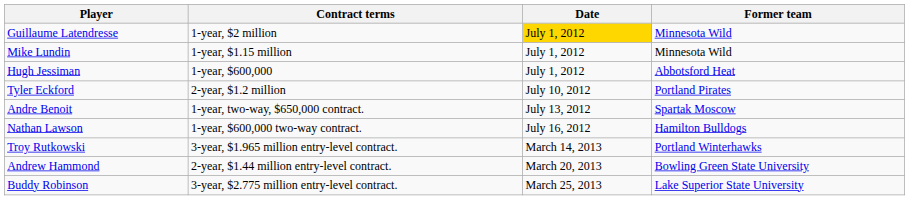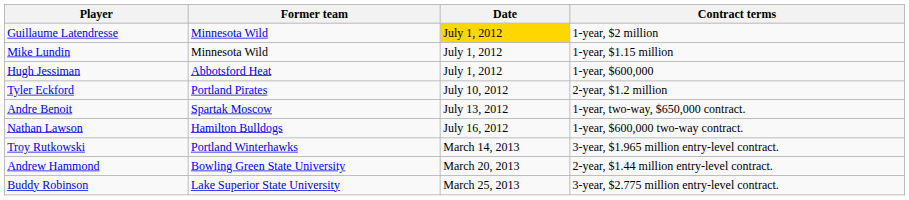columns swapped: (778, 14) <-> (355, 14)
